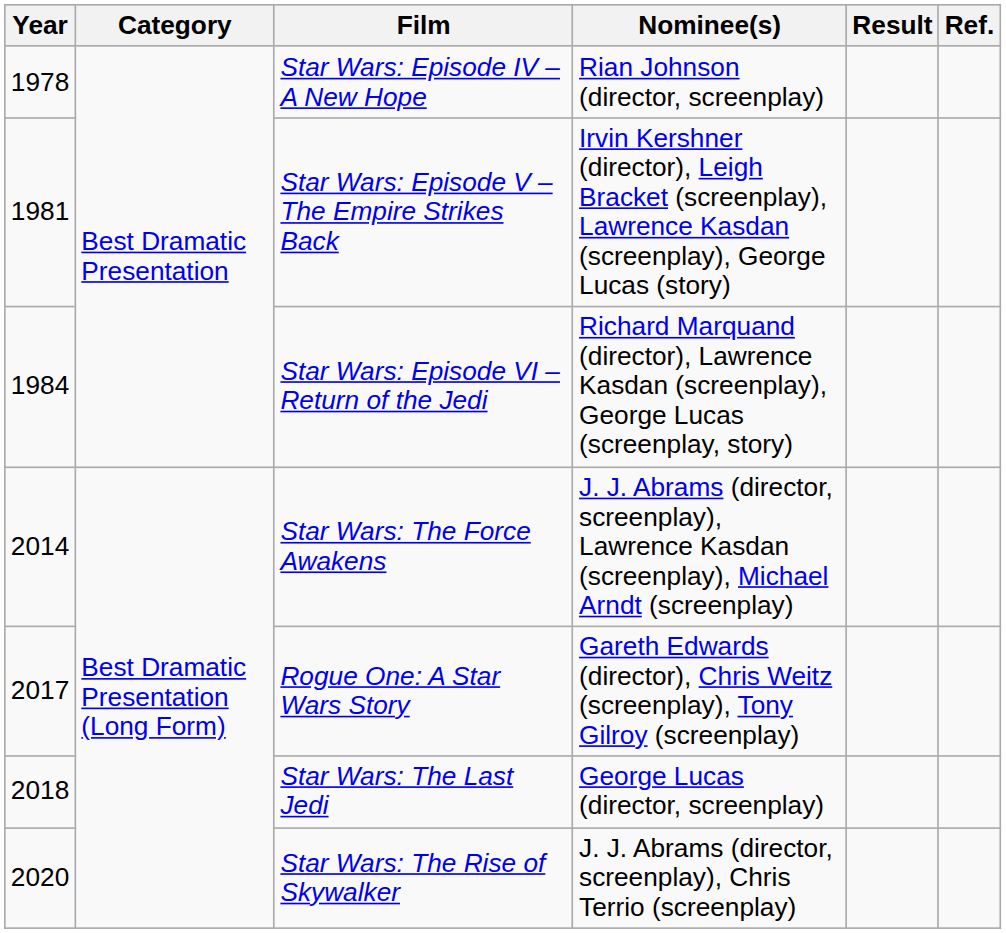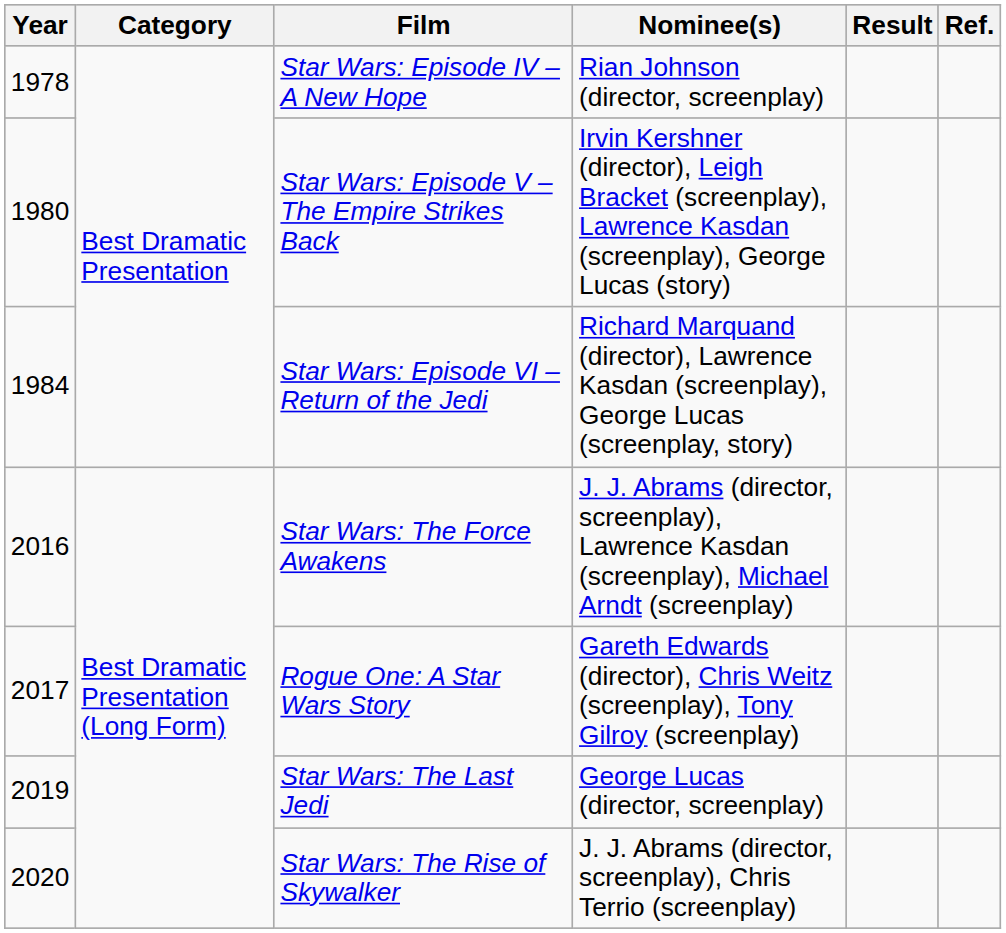(40, 211) 1981 -> (40, 211) 1980
(40, 546) 2014 -> (40, 546) 2016
(40, 791) 2018 -> (40, 791) 2019
